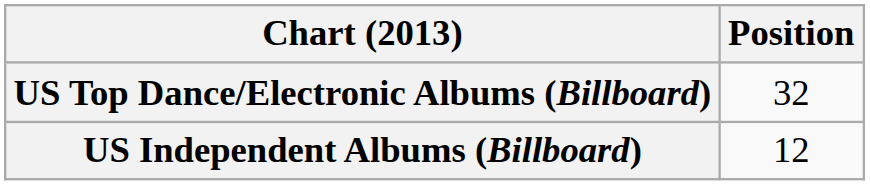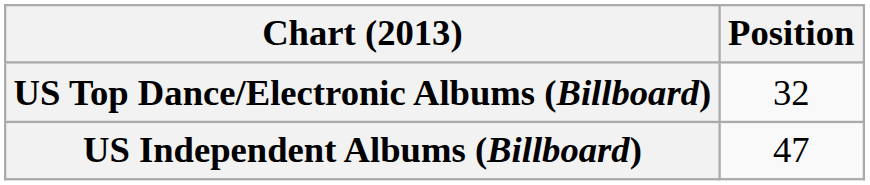(791, 149) 12 -> (791, 149) 47
